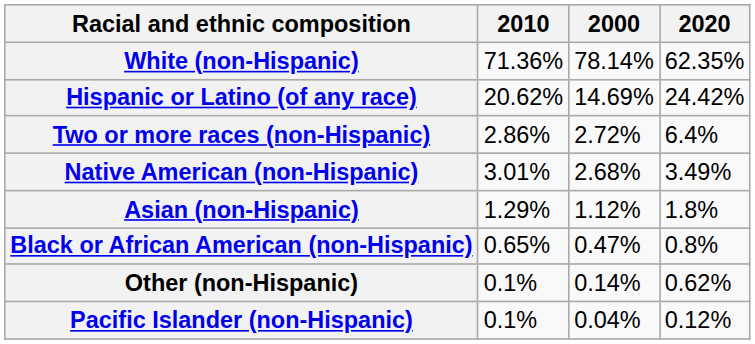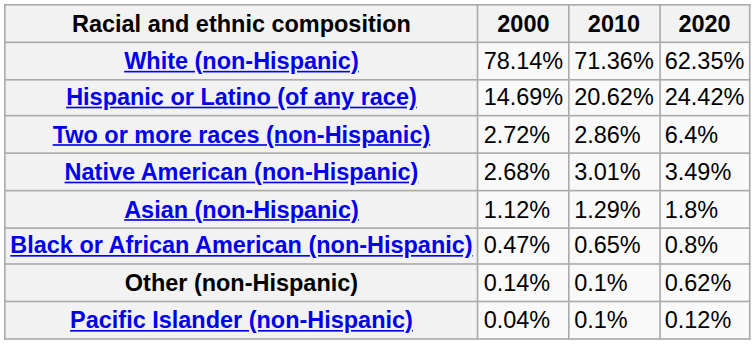columns swapped: (614, 24) <-> (523, 24)
